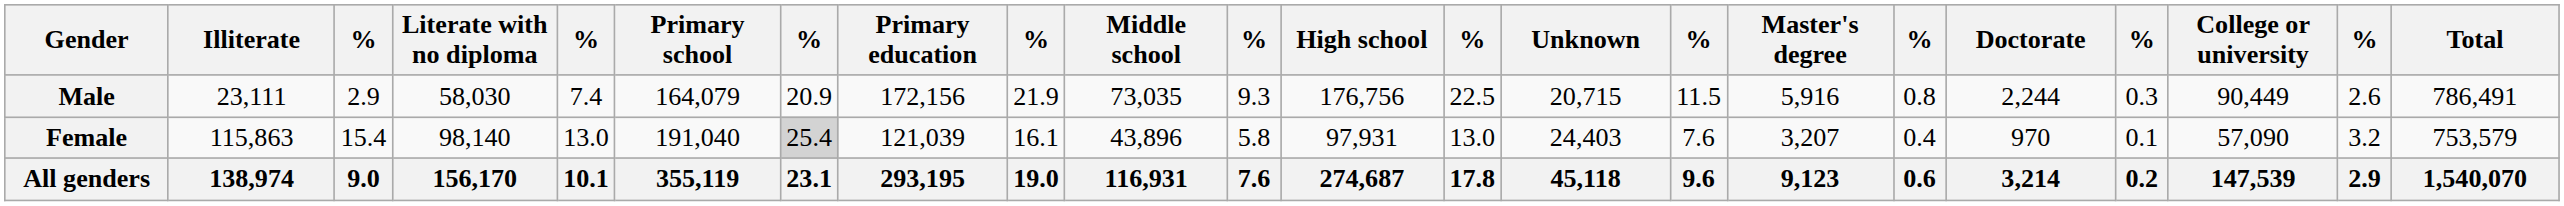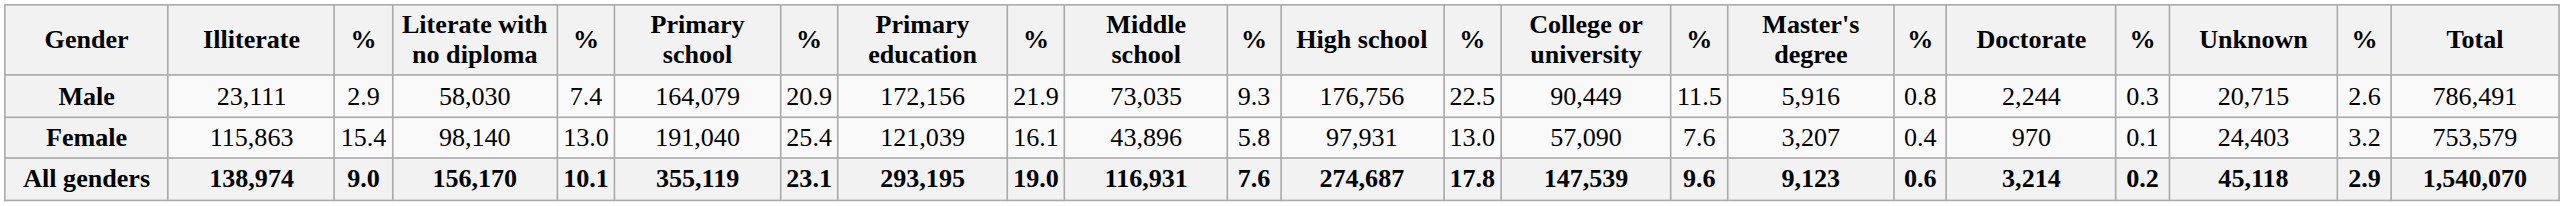columns swapped: (2253, 39) <-> (1586, 39)
(809, 137) lightgrey background -> (809, 137) no background
